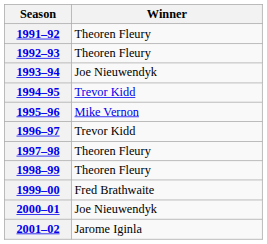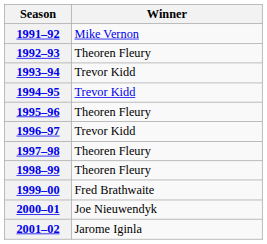(113, 33) Theoren Fleury -> (107, 33) Mike Vernon
(116, 72) Joe Nieuwendyk -> (105, 72) Trevor Kidd
(107, 111) Mike Vernon -> (113, 111) Theoren Fleury
